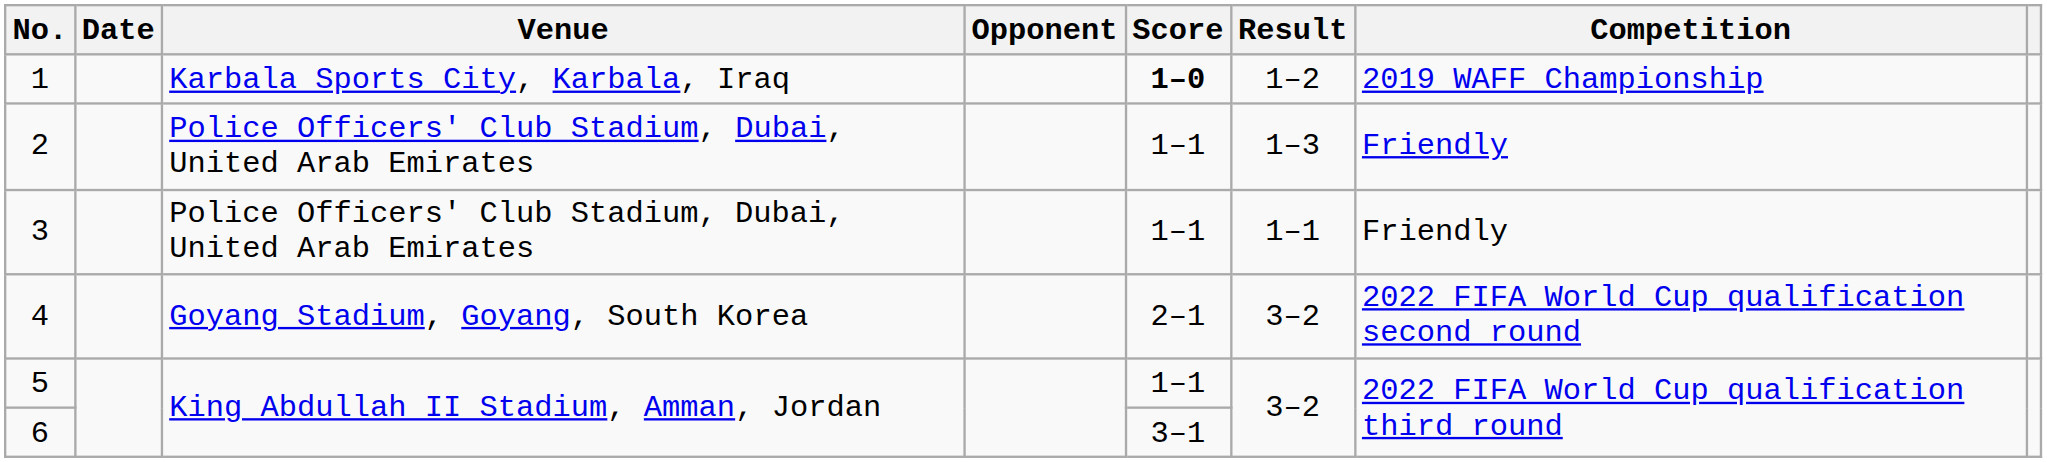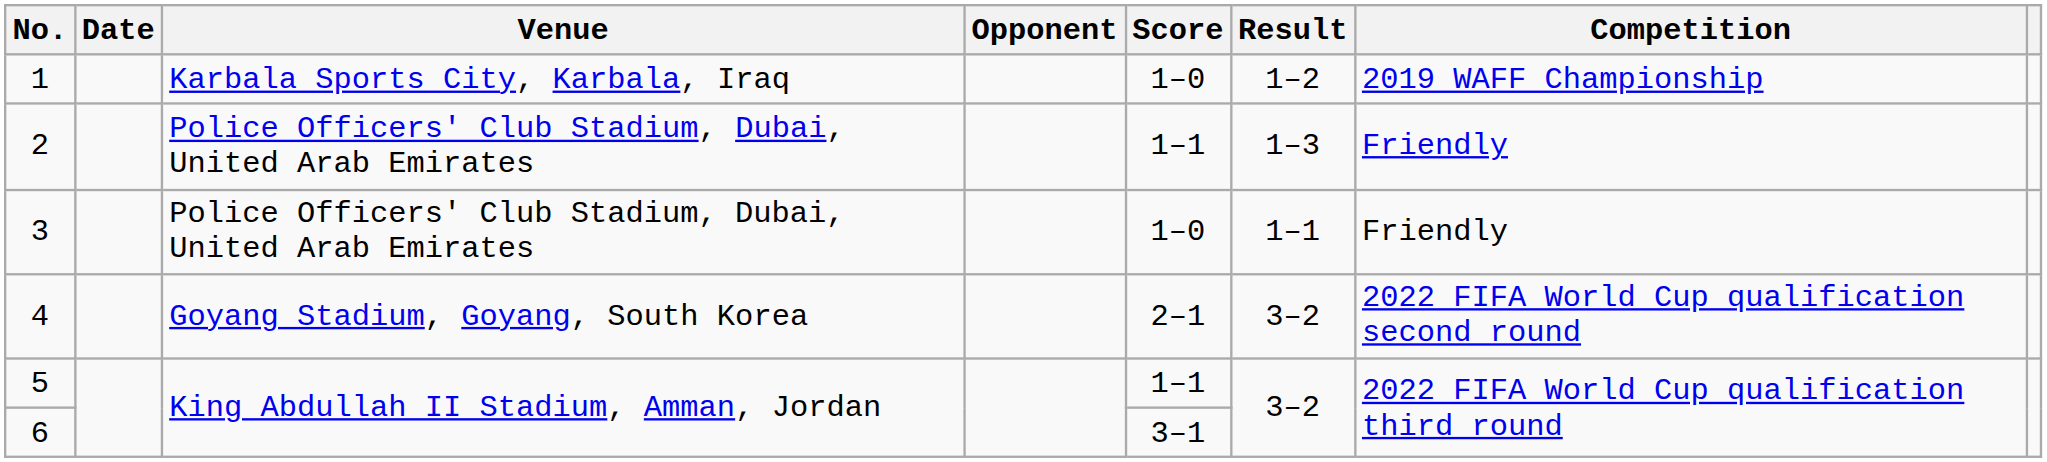(1178, 80) bold -> (1178, 80) normal
(1178, 231) 1–1 -> (1178, 231) 1–0
